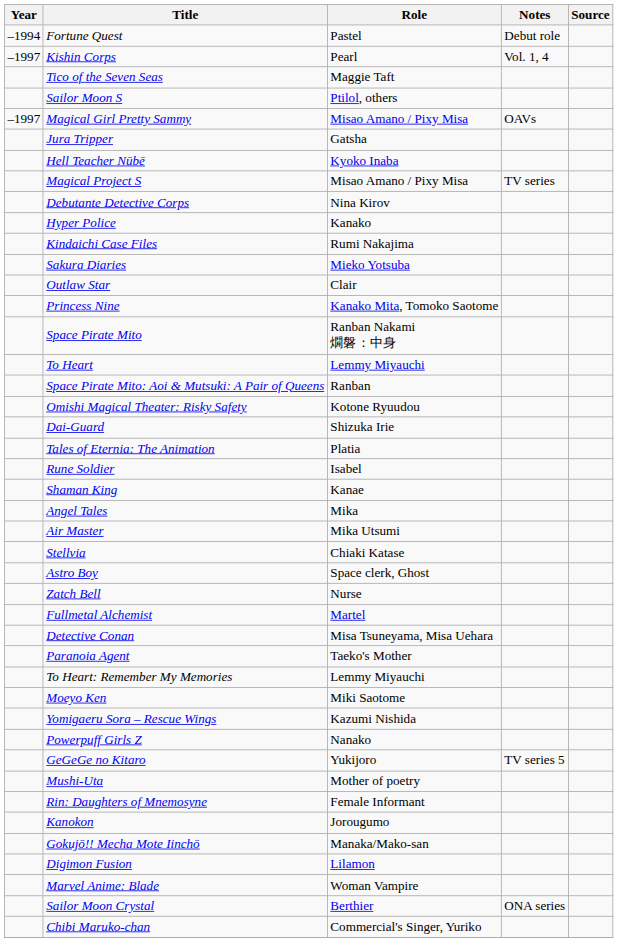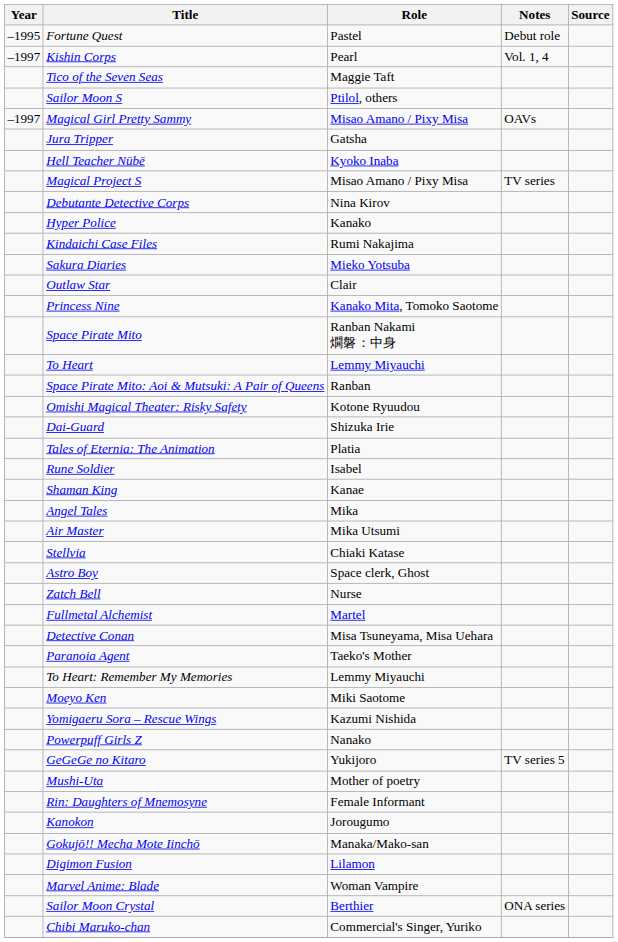(24, 35) –1994 -> (24, 35) –1995
